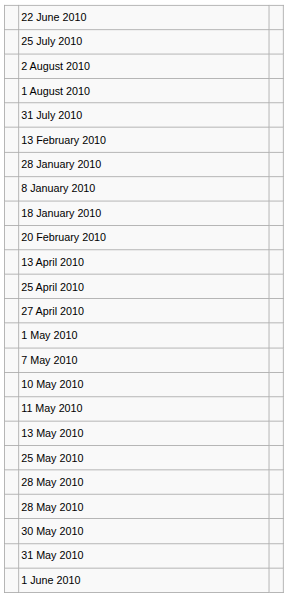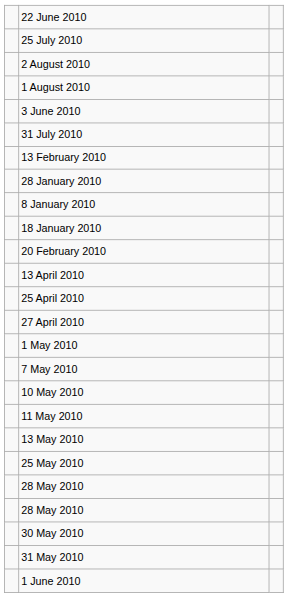+ row: (12, 111)
